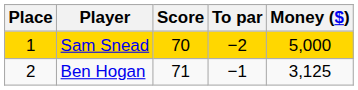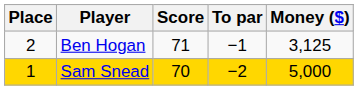rows swapped: (105, 44) <-> (103, 71)
